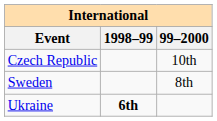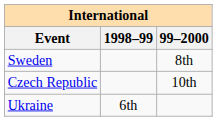rows swapped: (52, 60) <-> (30, 82)
(128, 104) bold -> (128, 104) normal
